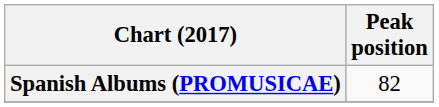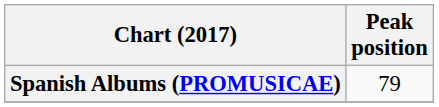(390, 83) 82 -> (390, 83) 79
